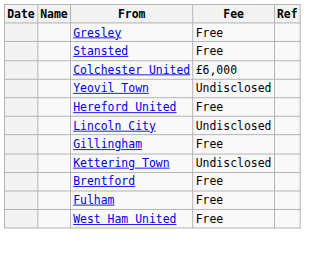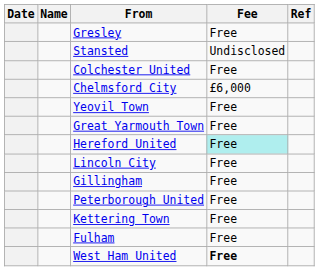(209, 51) Free -> (247, 51) Undisclosed
(216, 70) £6,000 -> (223, 70) Free
+ row: (125, 88)
(234, 88) Undisclosed -> (223, 107) Free
+ row: (139, 126)
(209, 107) no background -> (223, 144) paleturquoise background
(234, 126) Undisclosed -> (223, 163) Free
+ row: (139, 200)
(234, 163) Undisclosed -> (223, 219) Free
- row: (104, 182)
(209, 219) normal -> (223, 256) bold
